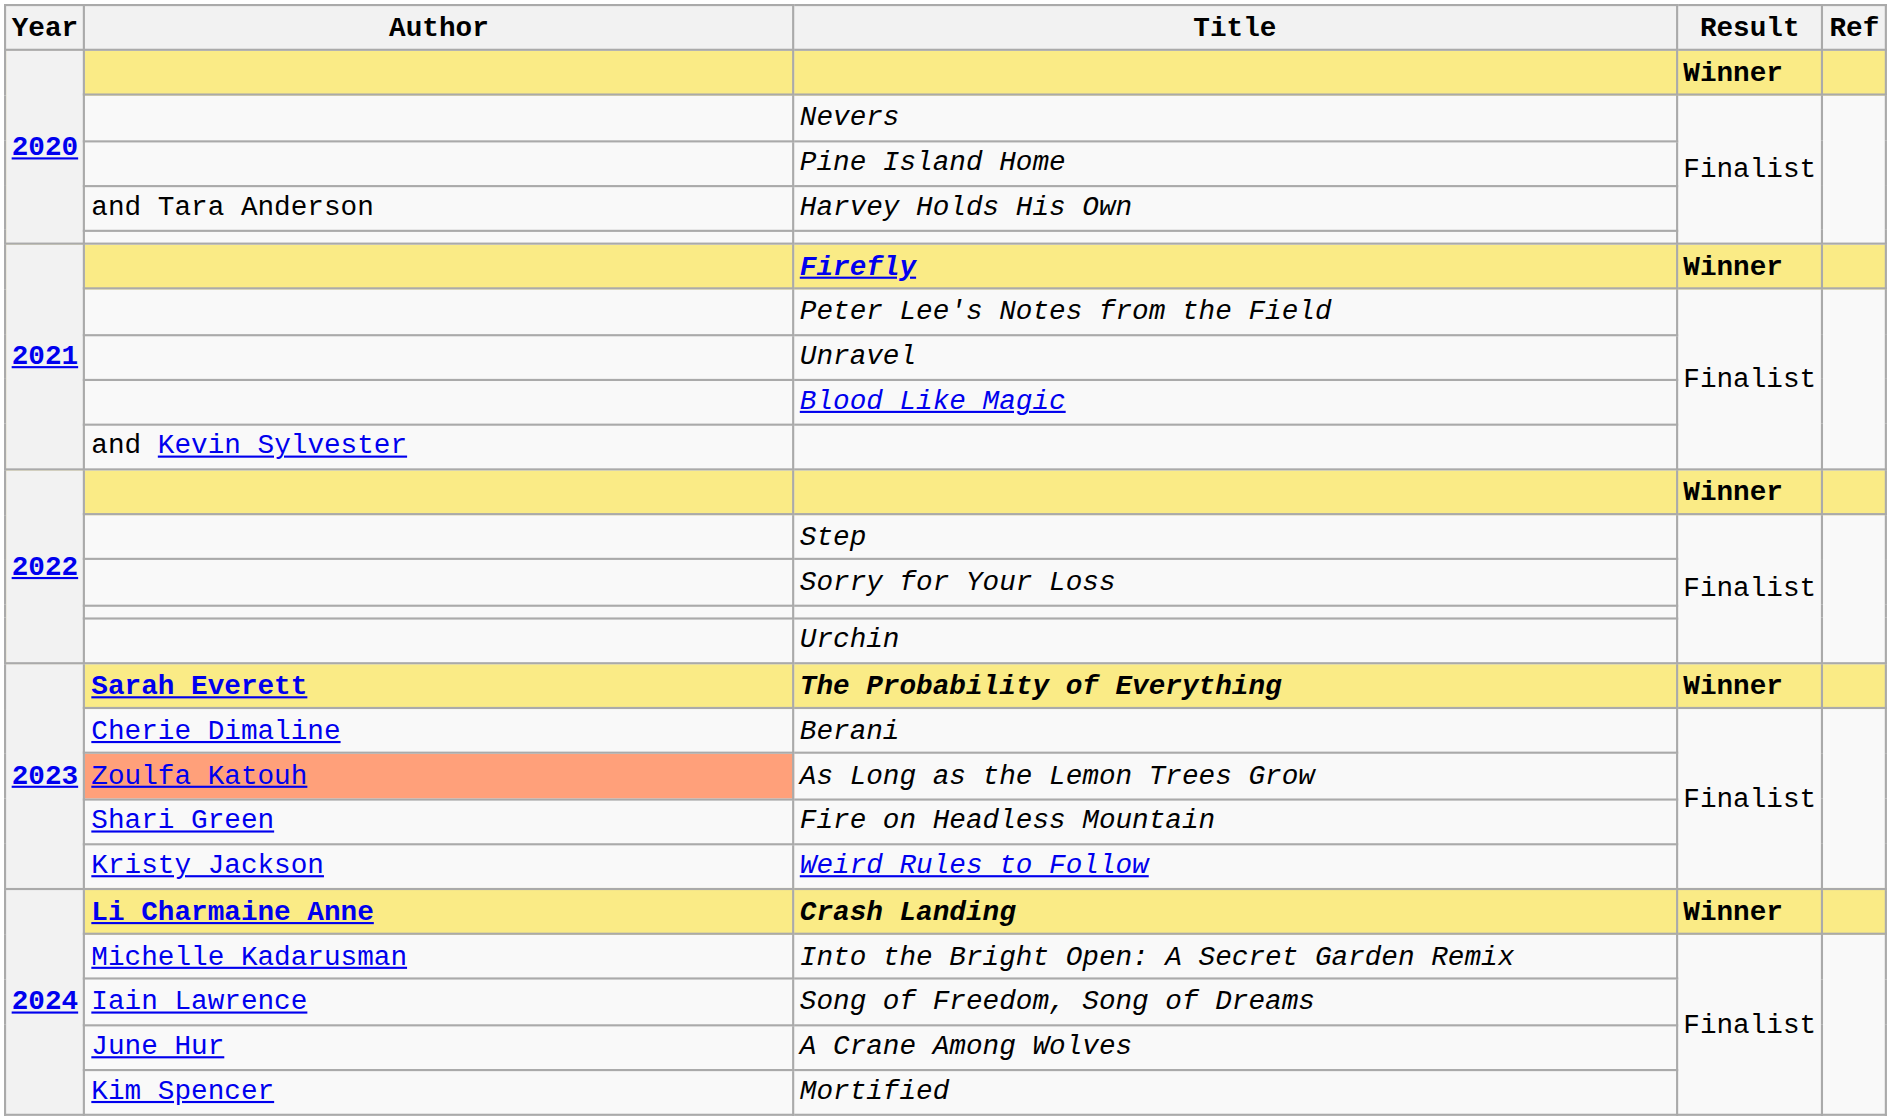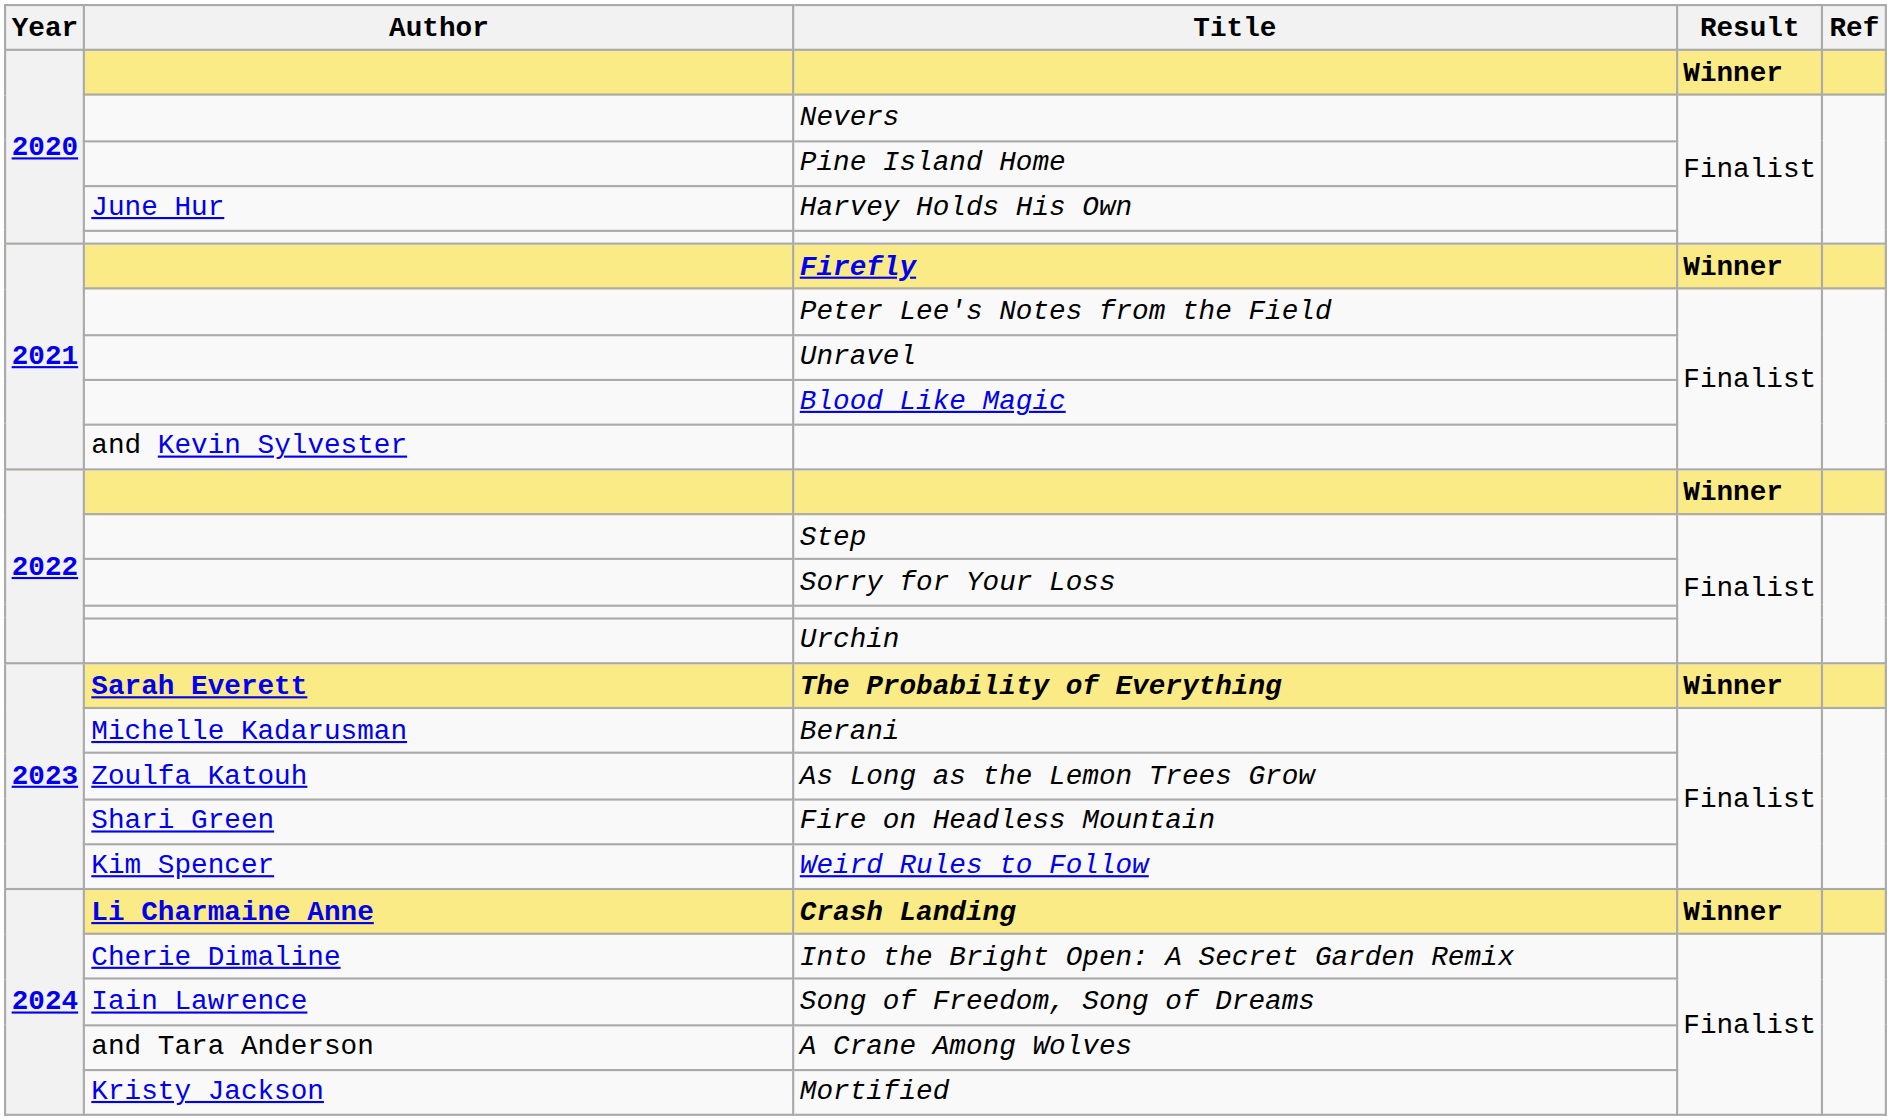(233, 208) and Tara Anderson -> (158, 208) June Hur
(216, 731) Cherie Dimaline -> (249, 731) Michelle Kadarusman
(199, 776) lightsalmon background -> (199, 776) no background
(208, 866) Kristy Jackson -> (183, 866) Kim Spencer
(249, 957) Michelle Kadarusman -> (216, 957) Cherie Dimaline
(158, 1047) June Hur -> (233, 1047) and Tara Anderson
(183, 1092) Kim Spencer -> (208, 1092) Kristy Jackson
